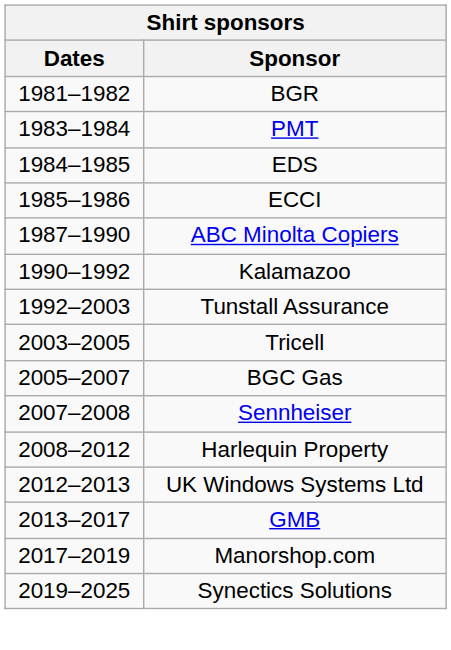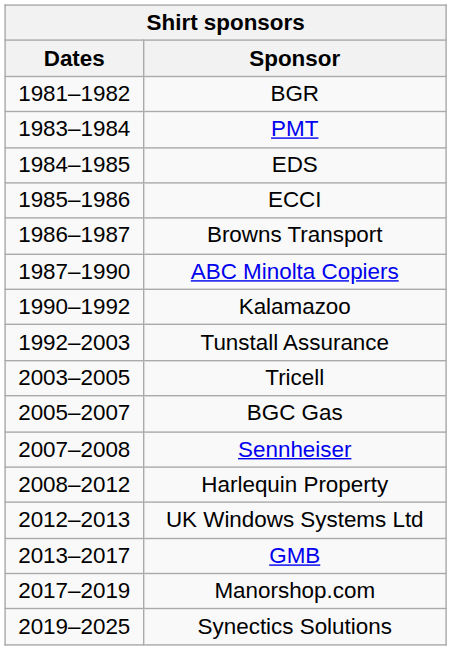+ row: (295, 235)
